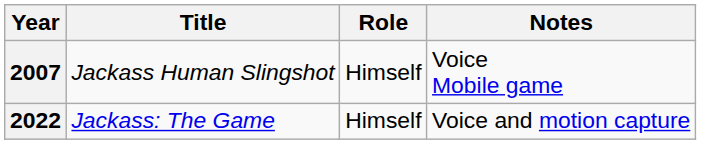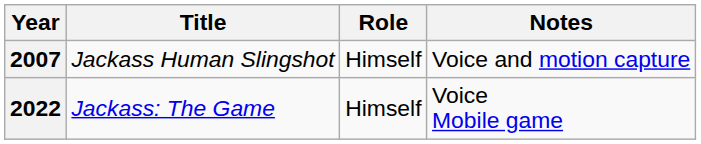(498, 71) Voice Mobile game -> (561, 58) Voice and motion capture
(561, 120) Voice and motion capture -> (498, 108) Voice Mobile game
